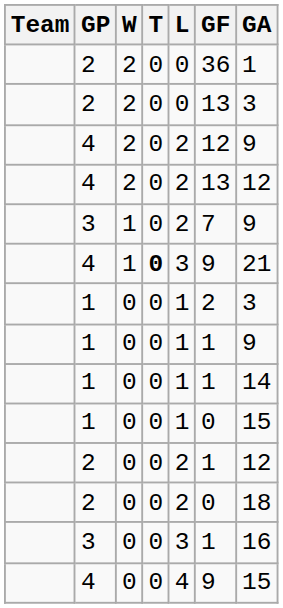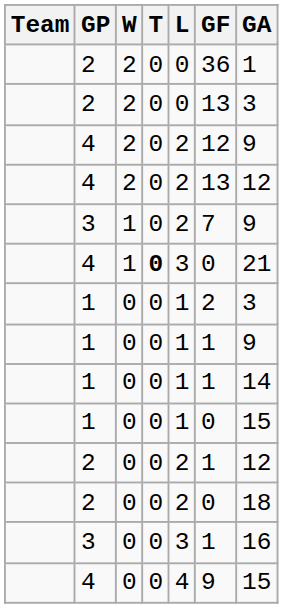(208, 264) 9 -> (208, 264) 0
